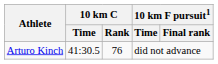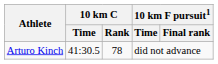(117, 51) 76 -> (117, 51) 78
